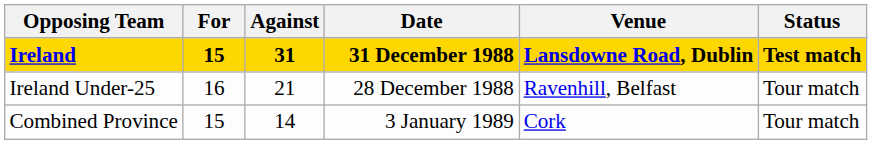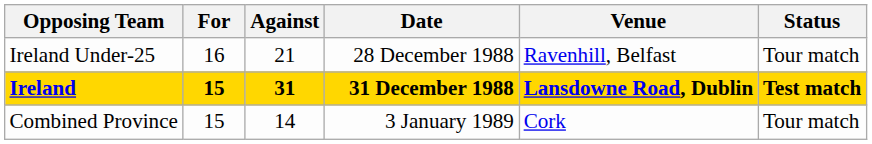rows swapped: (82, 88) <-> (43, 54)
